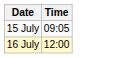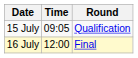+ column: (102, 12)
